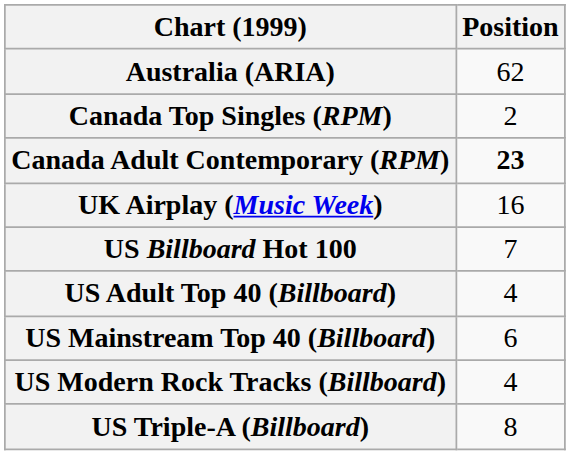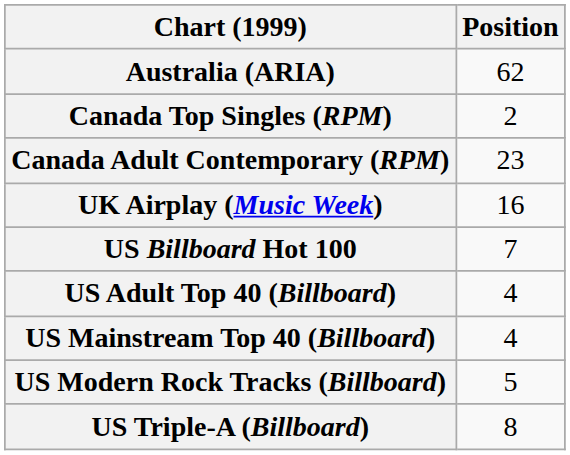(510, 159) bold -> (510, 159) normal
(510, 337) 6 -> (510, 337) 4
(510, 381) 4 -> (510, 381) 5
